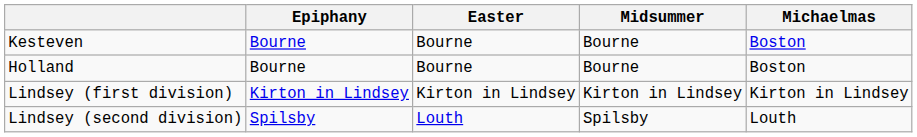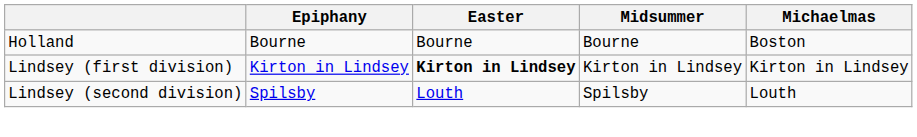- row: (46, 43)
(496, 94) normal -> (496, 68) bold
